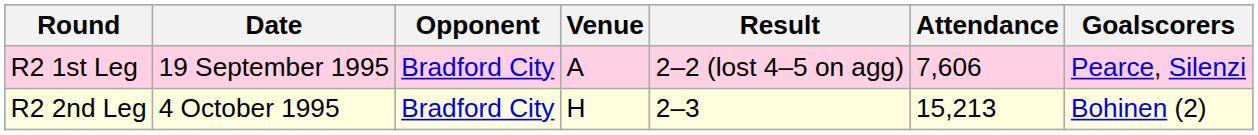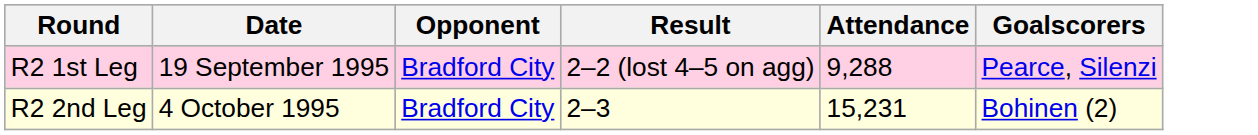- column: (605, 25)
(949, 66) 7,606 -> (859, 66) 9,288
(956, 108) 15,213 -> (867, 108) 15,231
